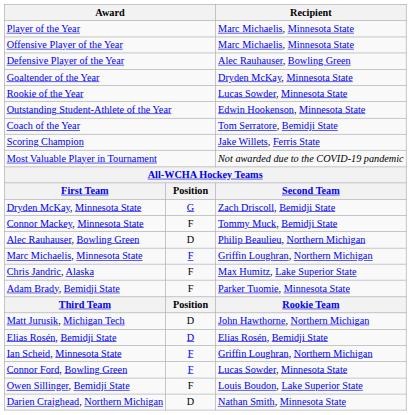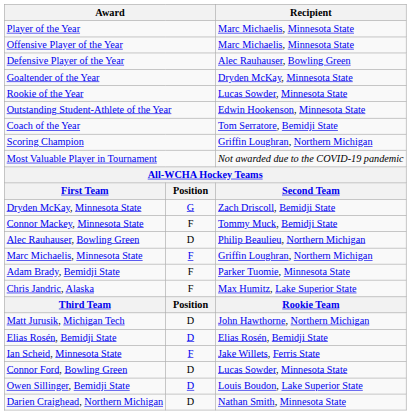(269, 142) Jake Willets, Ferris State -> (295, 142) Griffin Loughran, Northern Michigan
rows swapped: (63, 288) <-> (50, 272)
(295, 353) Griffin Loughran, Northern Michigan -> (269, 353) Jake Willets, Ferris State
(191, 369) F -> (191, 369) D
(191, 386) F -> (191, 386) D
